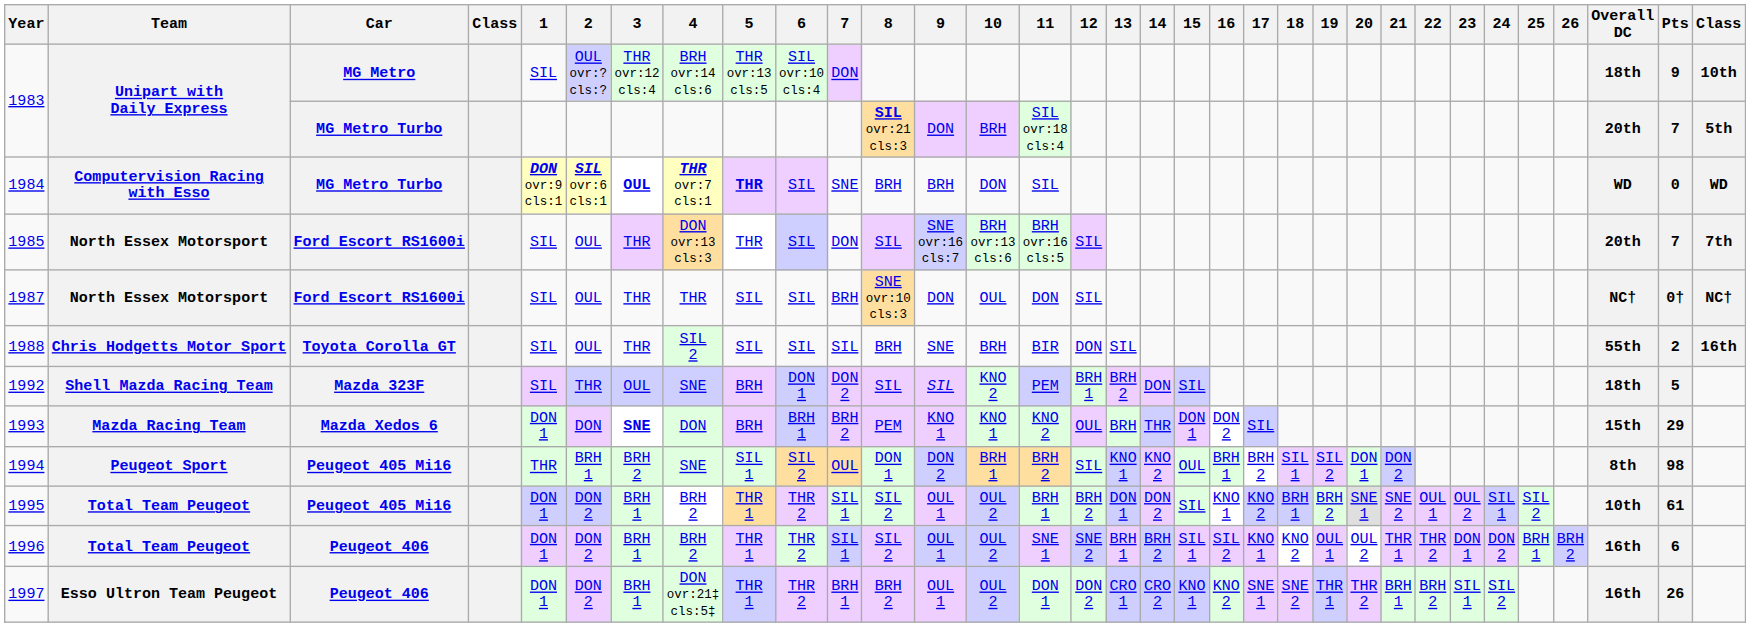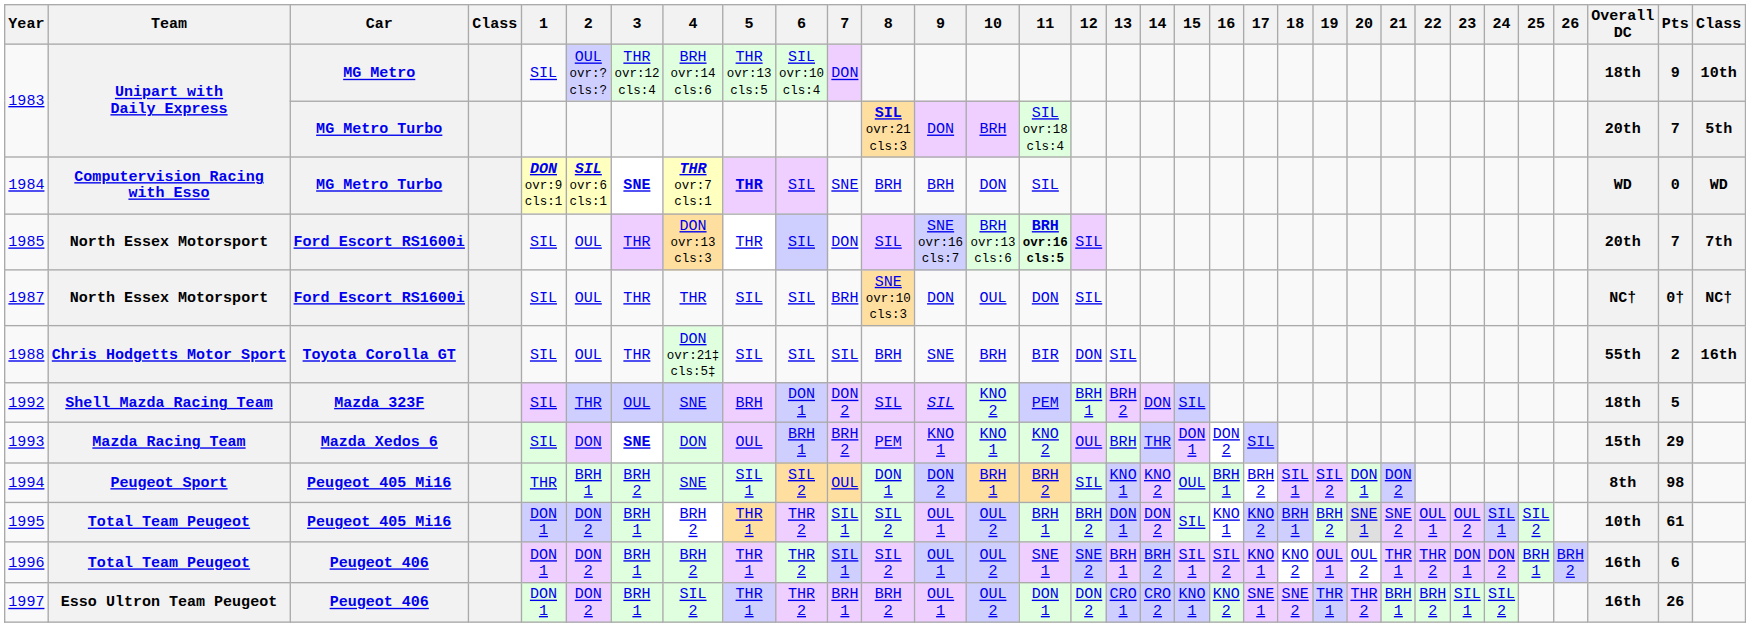(637, 186) OUL -> (637, 186) SNE
(1045, 242) normal -> (1045, 242) bold
(693, 346) SIL 2 -> (693, 354) DON ovr:21‡ cls:5‡
(543, 426) DON 1 -> (543, 443) SIL
(749, 426) BRH -> (749, 443) OUL
(693, 594) DON ovr:21‡ cls:5‡ -> (693, 603) SIL 2
